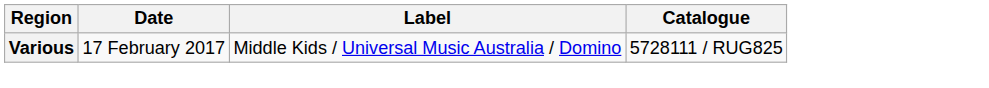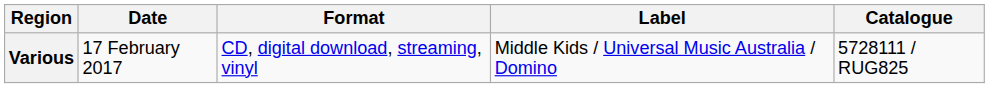+ column: (354, 18)
